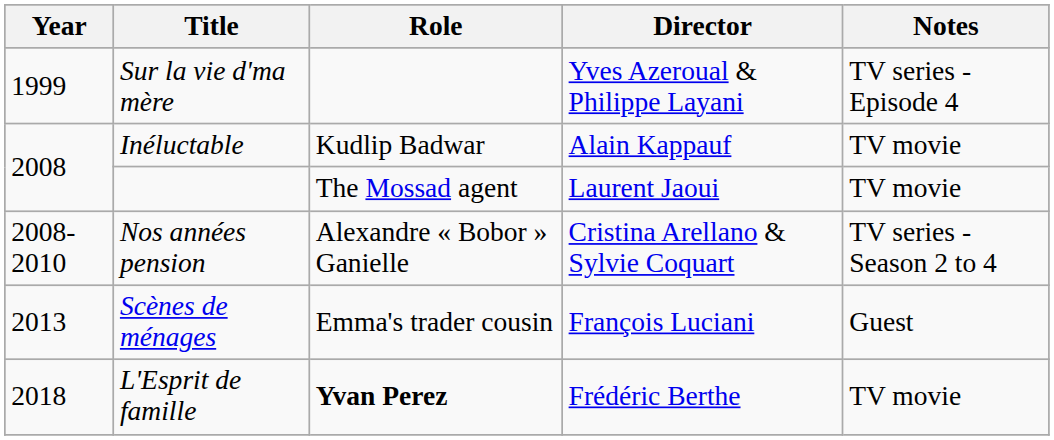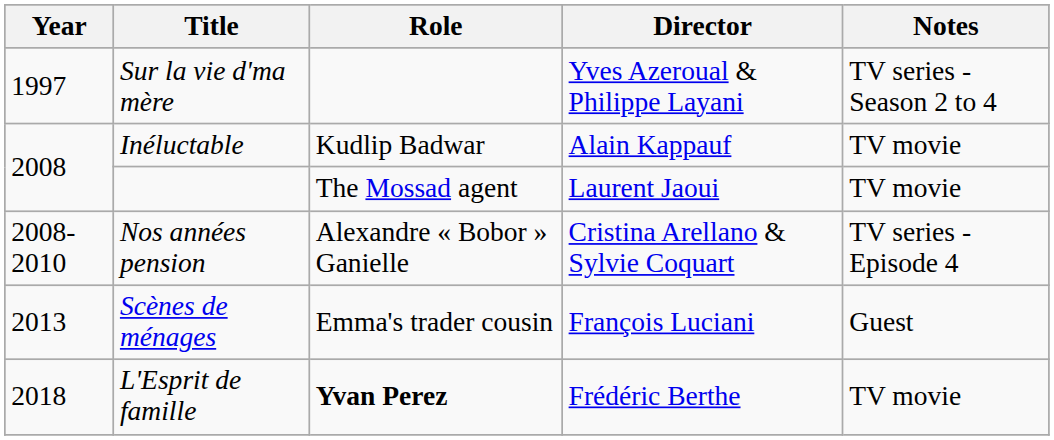(39, 85) 1999 -> (39, 85) 1997
(910, 85) TV series - Episode 4 -> (923, 85) TV series -Season 2 to 4
(923, 247) TV series -Season 2 to 4 -> (910, 247) TV series - Episode 4
